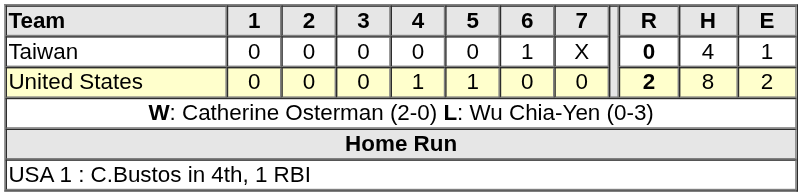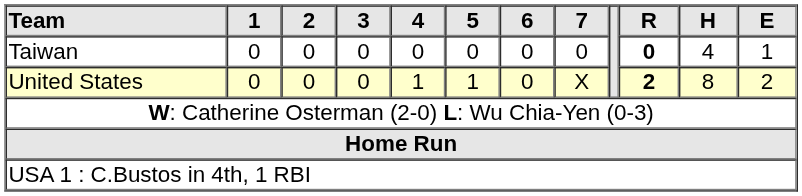(527, 51) 1 -> (527, 51) 0
(582, 51) X -> (582, 51) 0
(582, 82) 0 -> (582, 82) X
